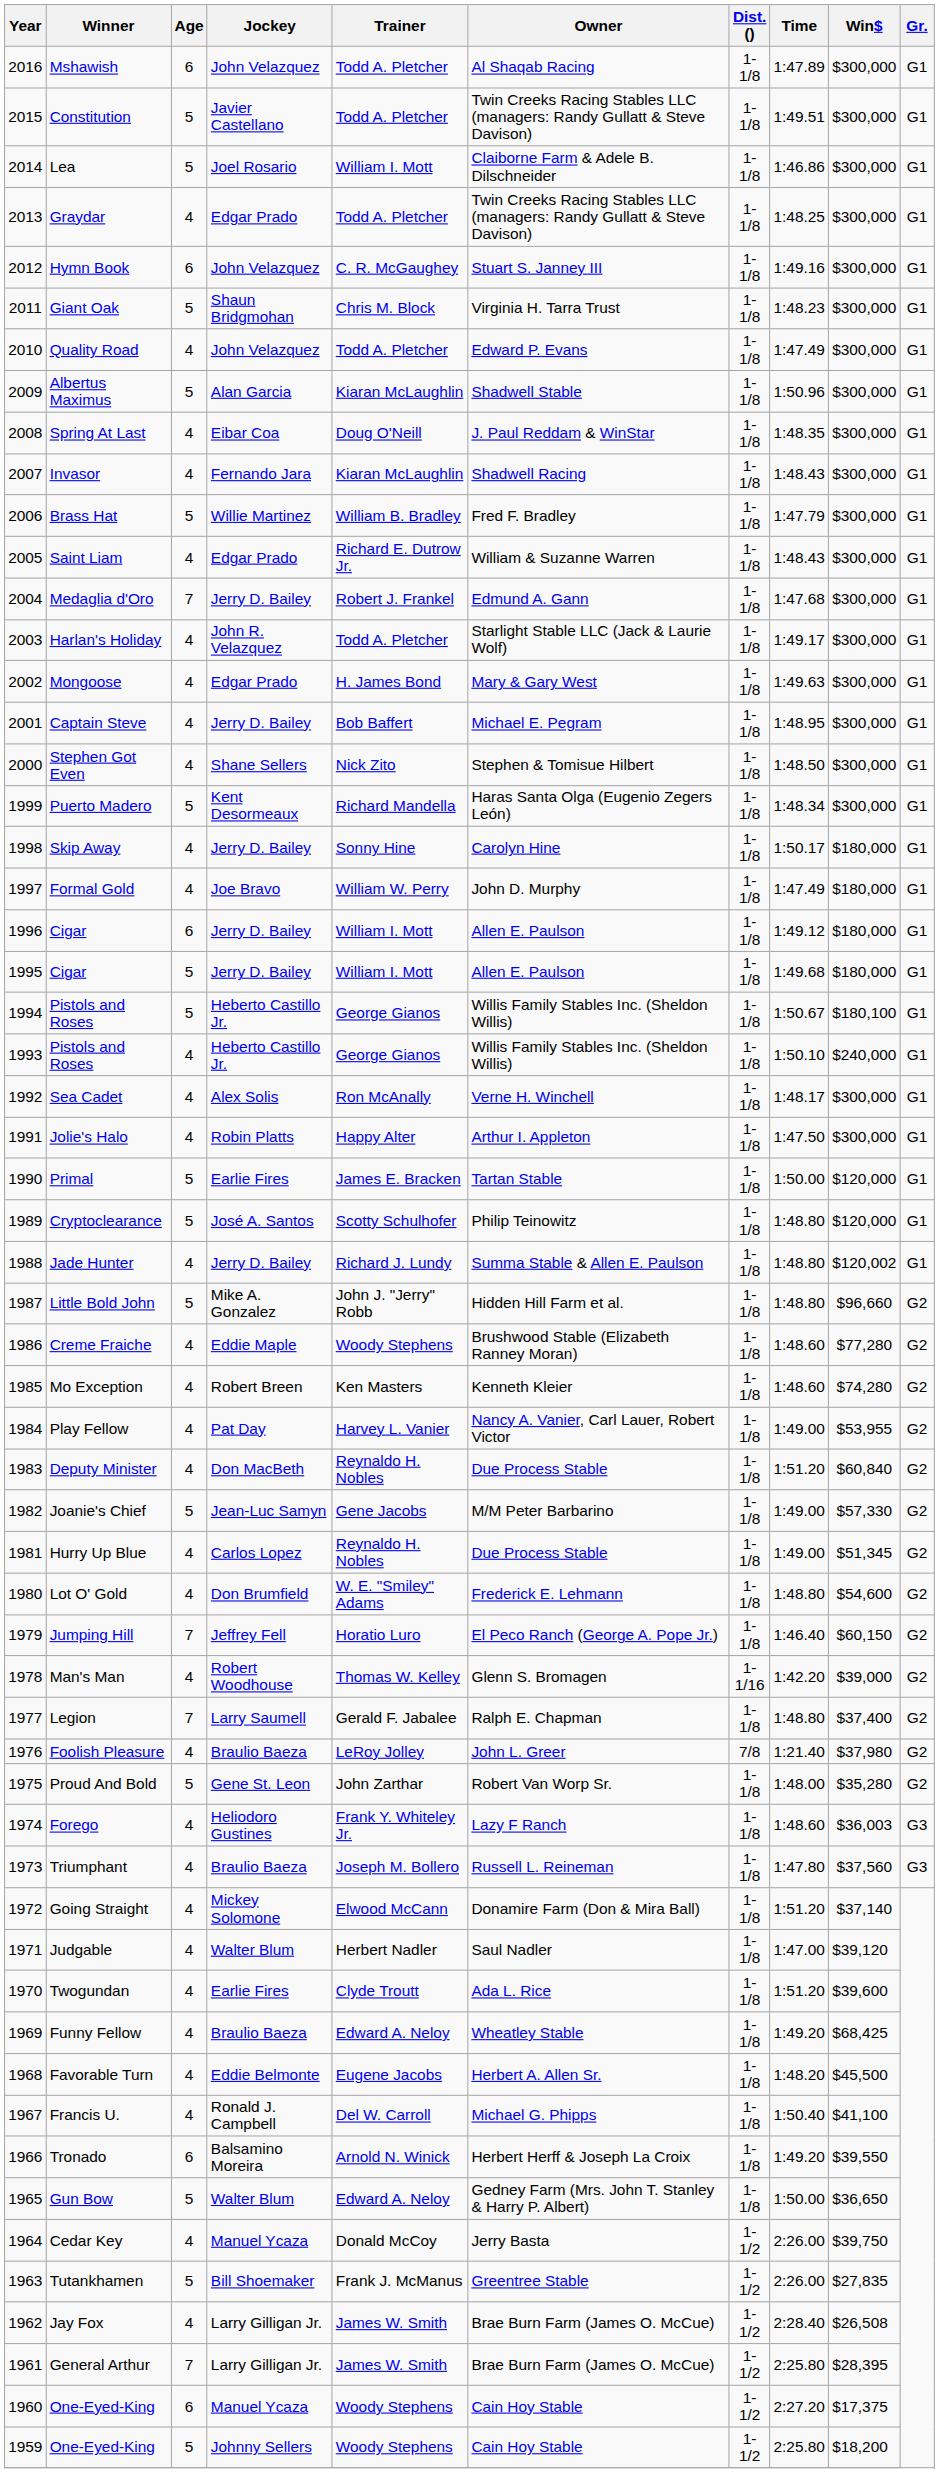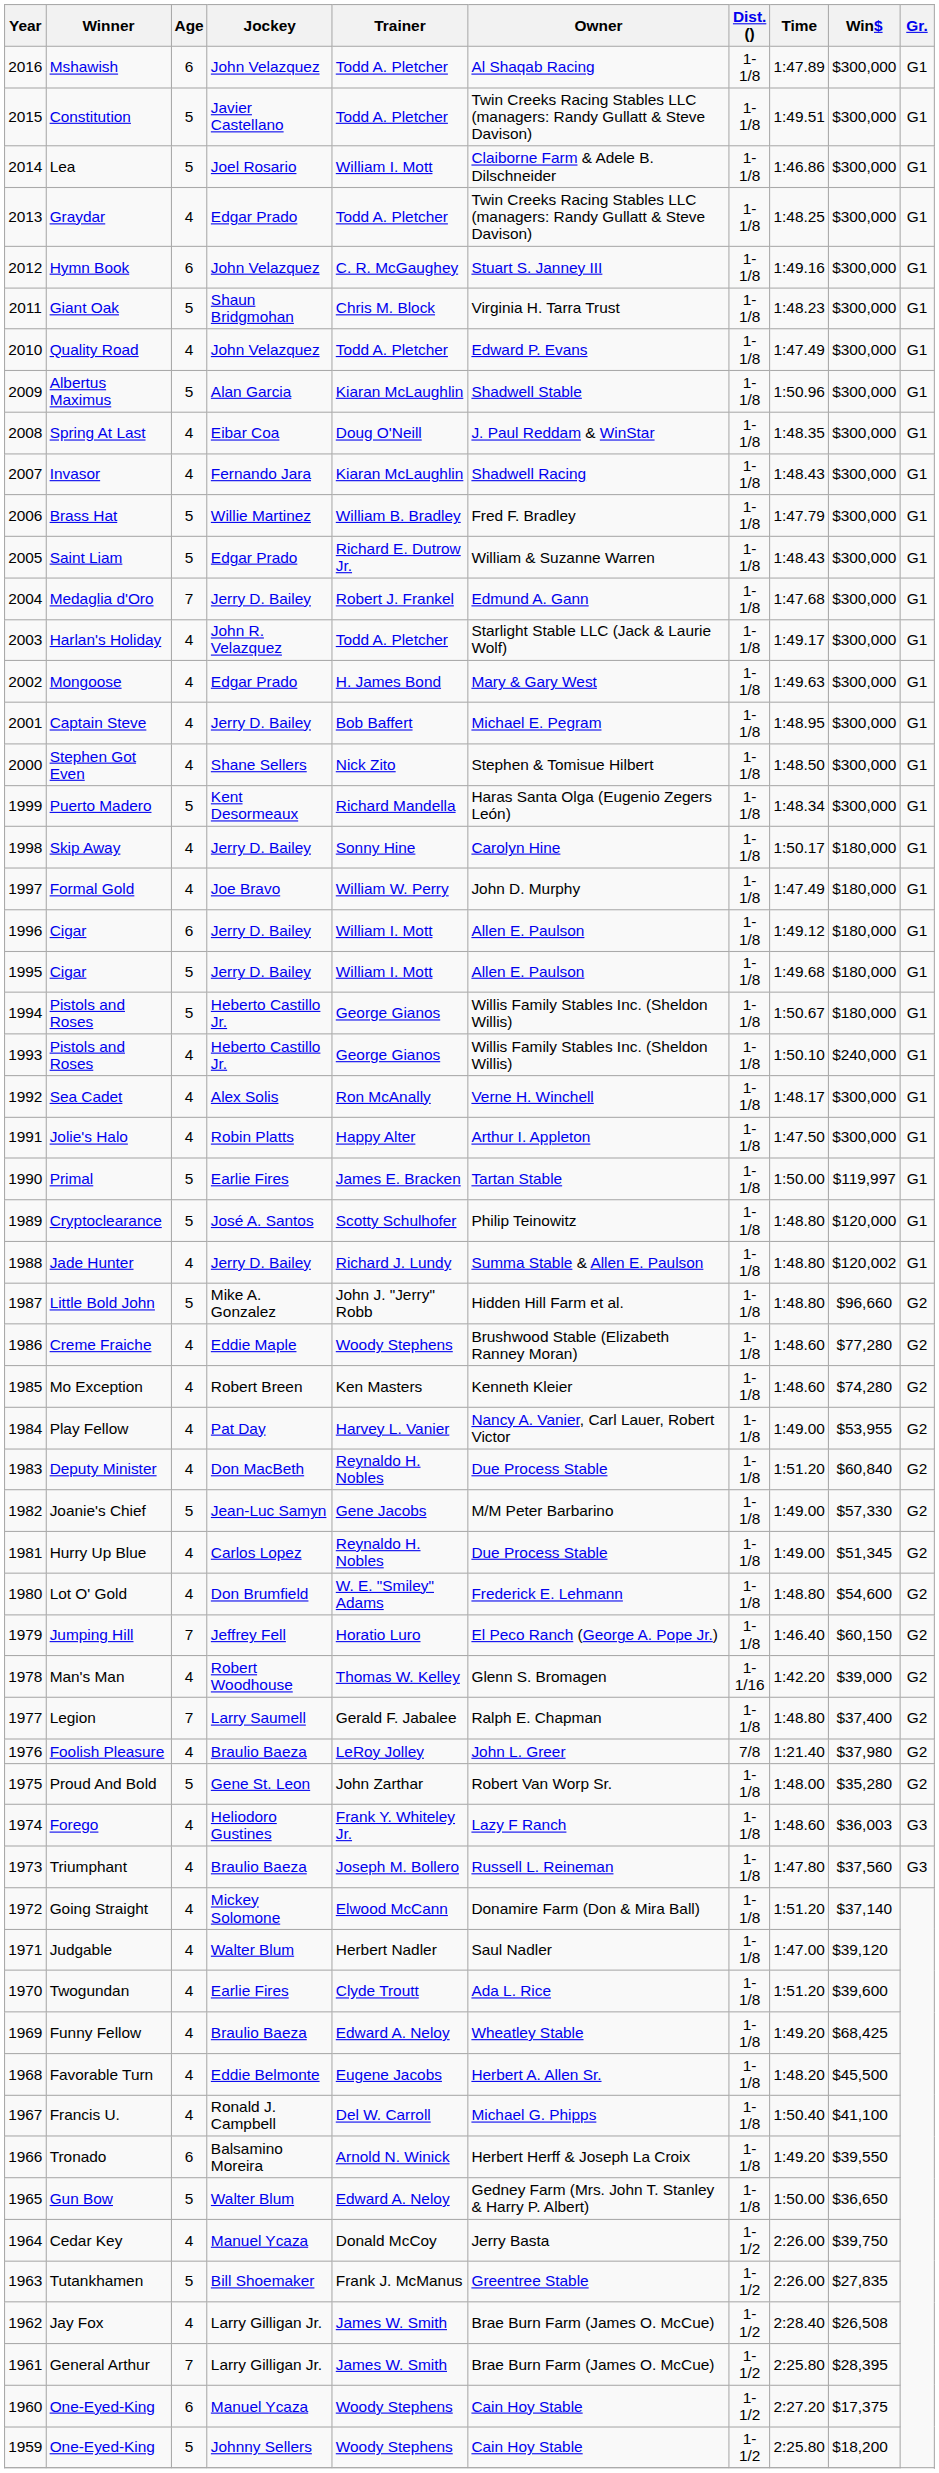(189, 557) 4 -> (189, 557) 5
(864, 1014) $180,100 -> (864, 1014) $180,000
(864, 1179) $120,000 -> (864, 1179) $119,997
